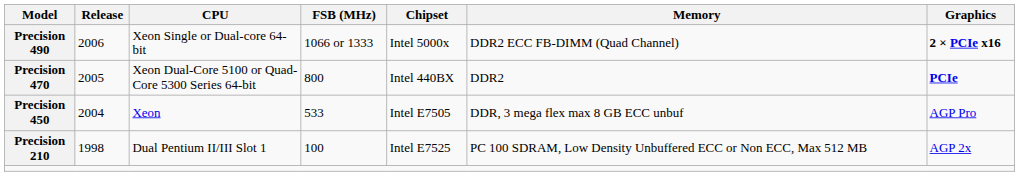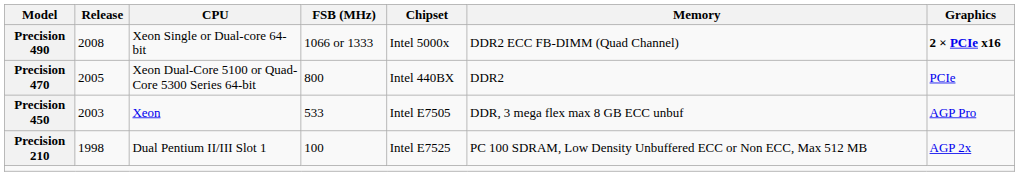(91, 42) 2006 -> (91, 42) 2008
(944, 77) bold -> (943, 77) normal
(91, 112) 2004 -> (91, 112) 2003
